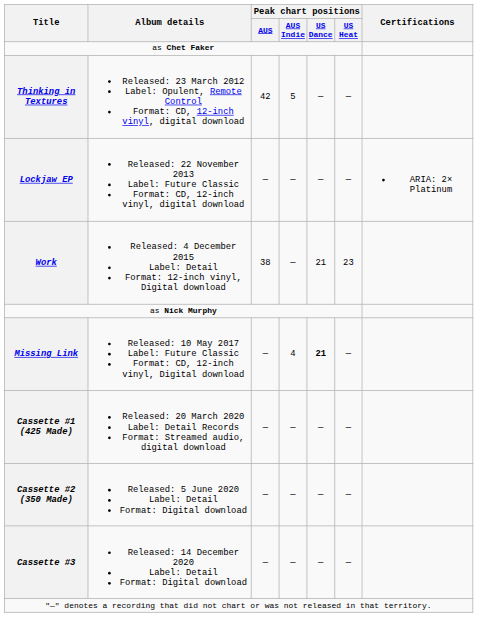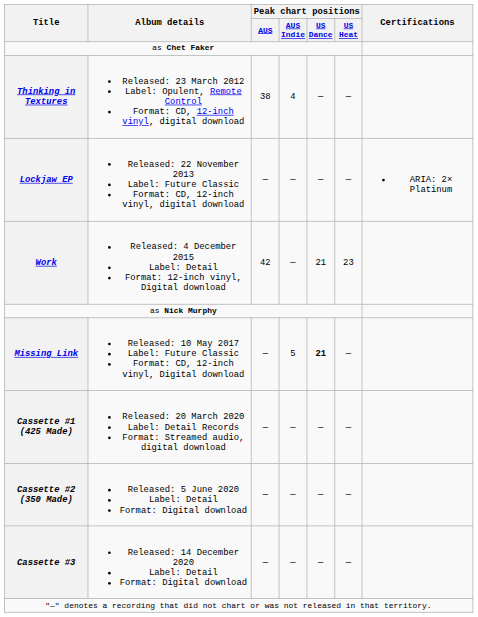(265, 97) 42 -> (265, 97) 38
(293, 97) 5 -> (293, 97) 4
(265, 263) 38 -> (265, 263) 42
(293, 354) 4 -> (293, 354) 5
